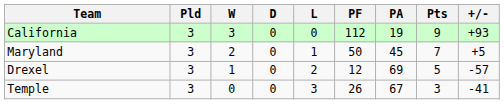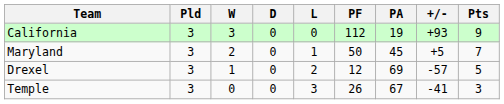columns swapped: (478, 14) <-> (437, 14)
